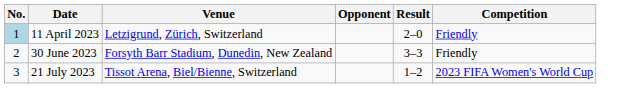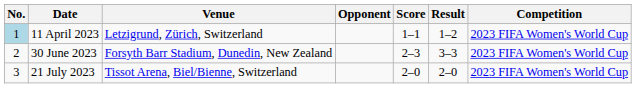+ column: (411, 14)
(413, 33) 2–0 -> (448, 33) 1–2
(456, 33) Friendly -> (549, 33) 2023 FIFA Women's World Cup
(456, 53) Friendly -> (549, 53) 2023 FIFA Women's World Cup
(413, 72) 1–2 -> (448, 72) 2–0
